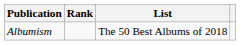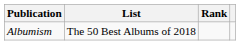columns swapped: (163, 13) <-> (80, 13)
